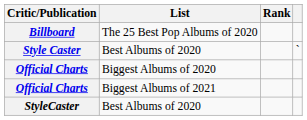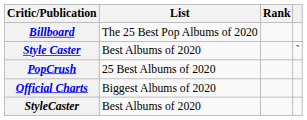+ row: (52, 69)
- row: (52, 87)
